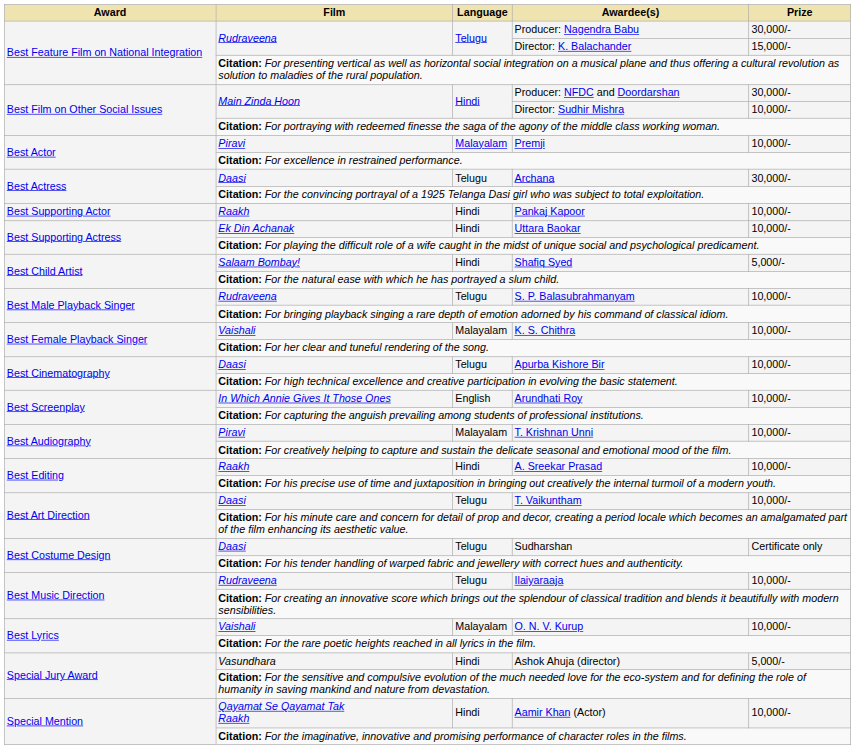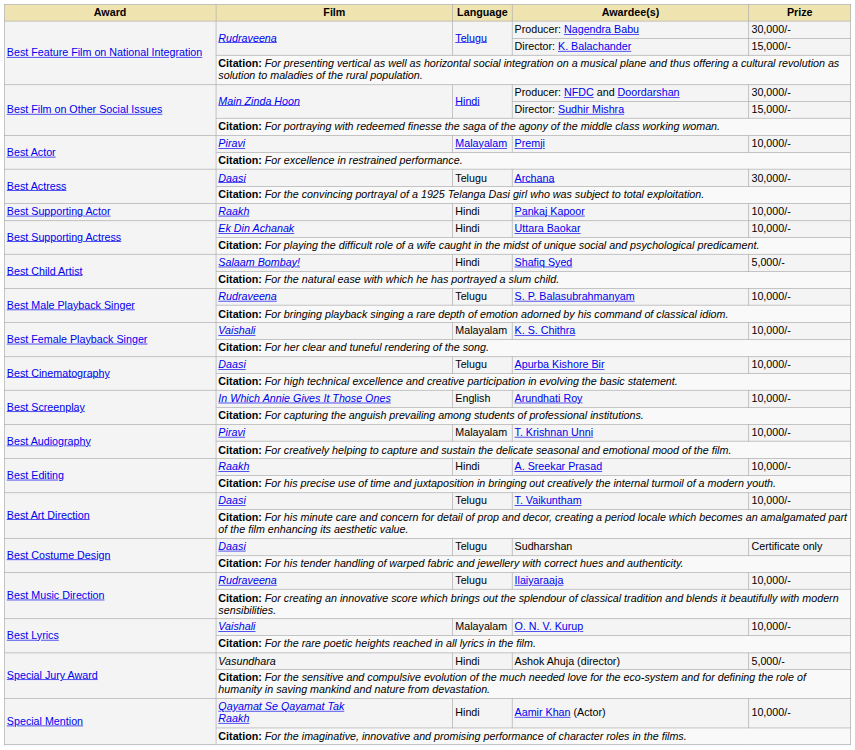(771, 110) 10,000/- -> (771, 110) 15,000/-
